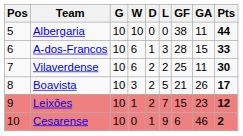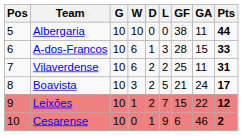(224, 67) 30 -> (224, 67) 31
(201, 85) 26 -> (201, 85) 24
(201, 103) 23 -> (201, 103) 22
